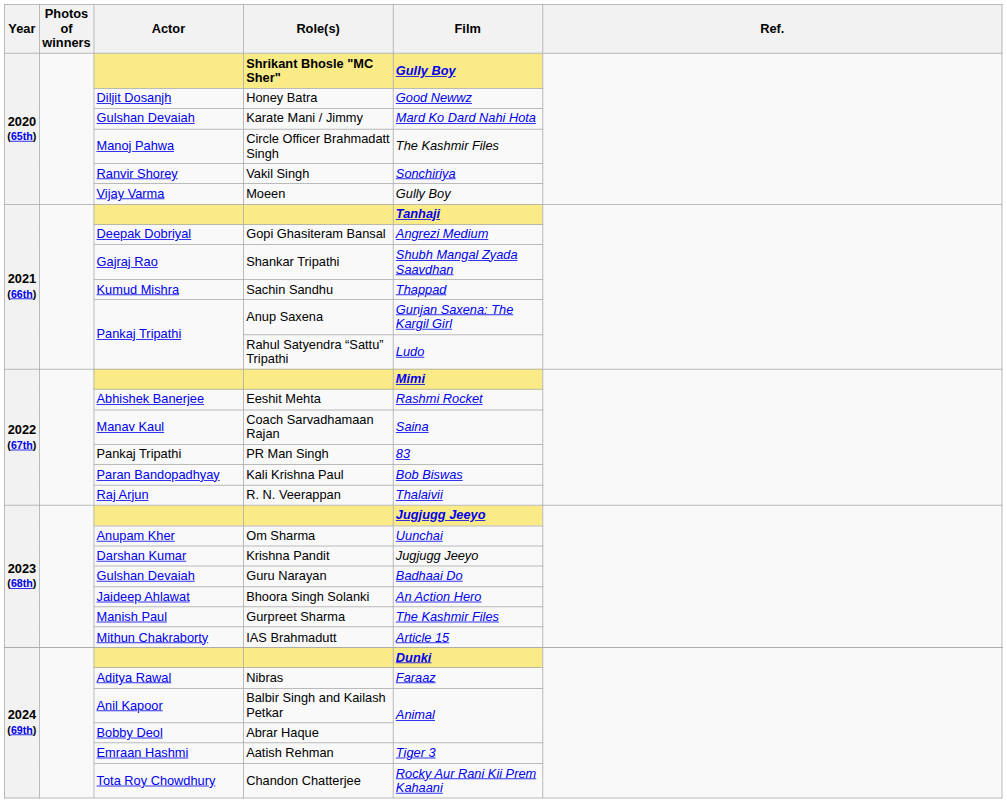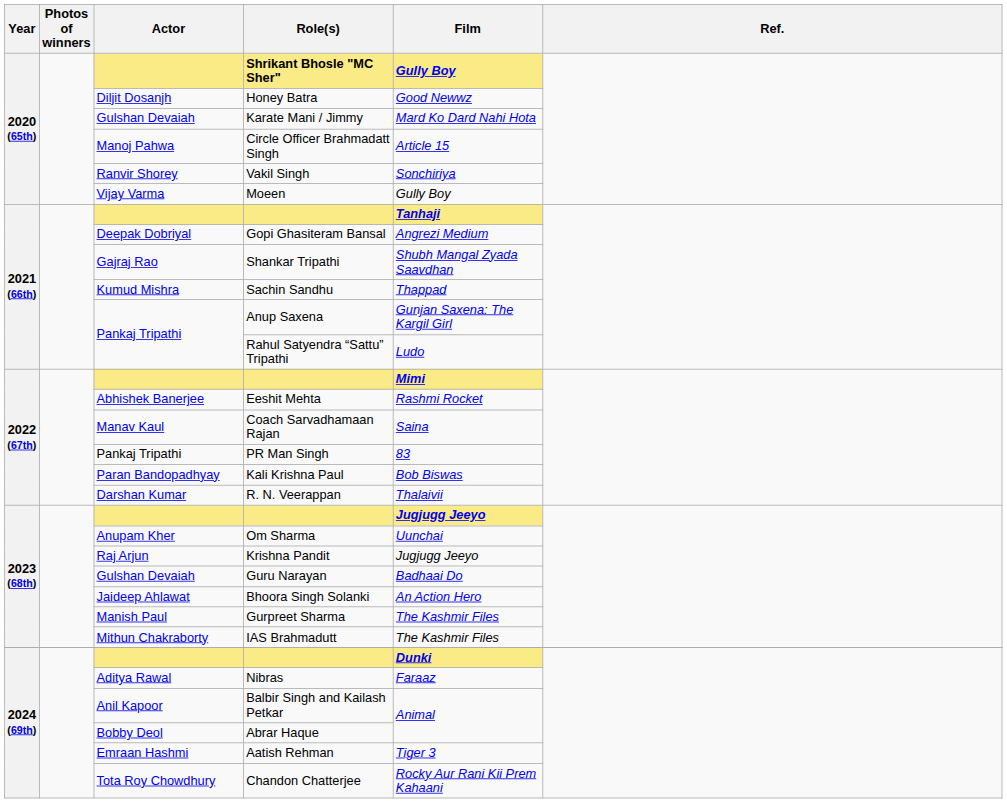(447, 146) The Kashmir Files -> (423, 146) Article 15
(123, 495) Raj Arjun -> (141, 495) Darshan Kumar
(141, 556) Darshan Kumar -> (123, 556) Raj Arjun
(423, 637) Article 15 -> (447, 637) The Kashmir Files
